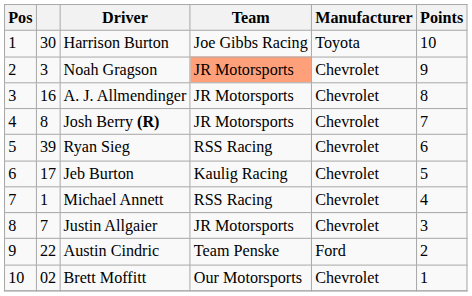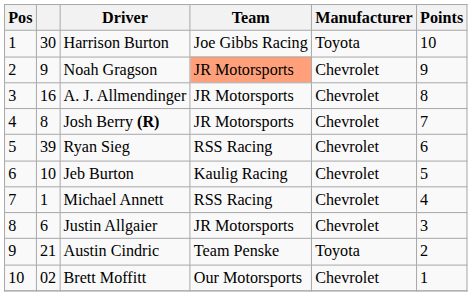(44, 69) 3 -> (44, 69) 9
(48, 173) 17 -> (48, 173) 10
(44, 225) 7 -> (44, 225) 6
(48, 251) 22 -> (48, 251) 21
(330, 251) Ford -> (338, 251) Toyota
